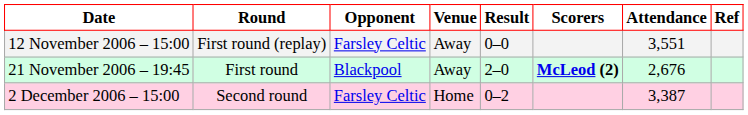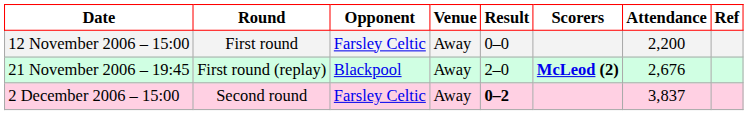(262, 43) First round (replay) -> (262, 43) First round
(667, 43) 3,551 -> (667, 43) 2,200
(262, 69) First round -> (262, 69) First round (replay)
(454, 95) Home -> (452, 95) Away
(497, 95) normal -> (497, 95) bold
(667, 95) 3,387 -> (667, 95) 3,837
